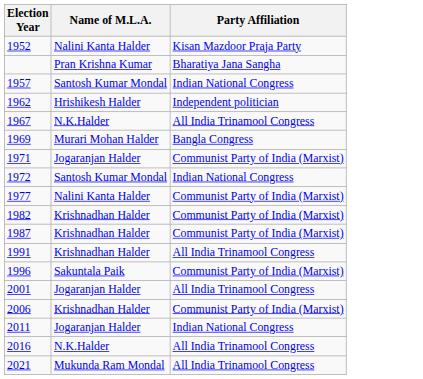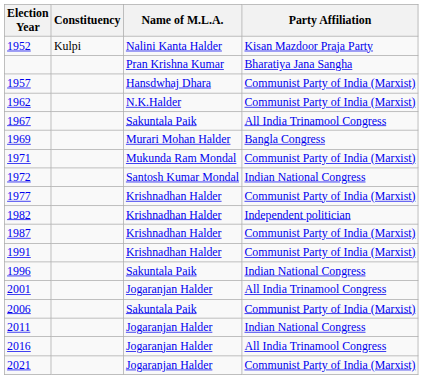+ column: (87, 20)
(111, 83) Santosh Kumar Mondal -> (168, 83) Hansdwhaj Dhara
(233, 83) Indian National Congress -> (330, 83) Communist Party of India (Marxist)
(97, 102) Hrishikesh Halder -> (154, 102) N.K.Halder
(226, 102) Independent politician -> (330, 102) Communist Party of India (Marxist)
(82, 121) N.K.Halder -> (161, 121) Sakuntala Paik
(97, 158) Jogaranjan Halder -> (181, 158) Mukunda Ram Mondal
(102, 196) Nalini Kanta Halder -> (174, 196) Krishnadhan Halder
(258, 214) Communist Party of India (Marxist) -> (298, 214) Independent politician
(243, 252) All India Trinamool Congress -> (330, 252) Communist Party of India (Marxist)
(258, 271) Communist Party of India (Marxist) -> (305, 271) Indian National Congress
(102, 308) Krishnadhan Halder -> (161, 308) Sakuntala Paik
(82, 346) N.K.Halder -> (169, 346) Jogaranjan Halder
(109, 365) Mukunda Ram Mondal -> (169, 365) Jogaranjan Halder
(243, 365) All India Trinamool Congress -> (330, 365) Communist Party of India (Marxist)
